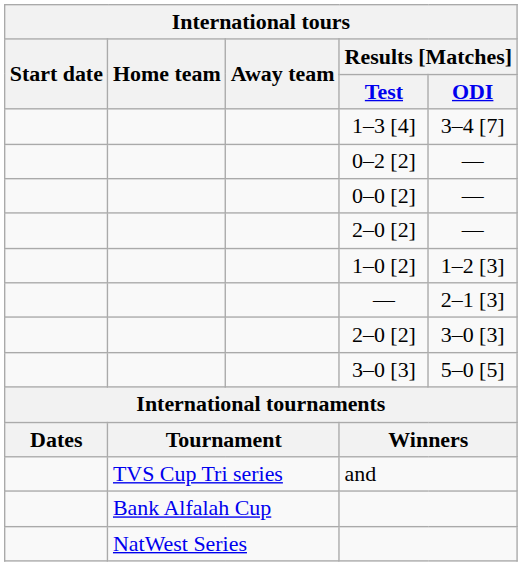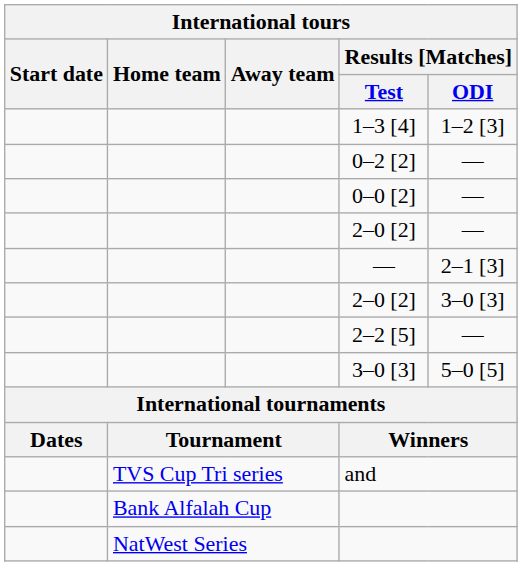(473, 126) 3–4 [7] -> (473, 126) 1–2 [3]
- row: (167, 265)
+ row: (167, 335)
